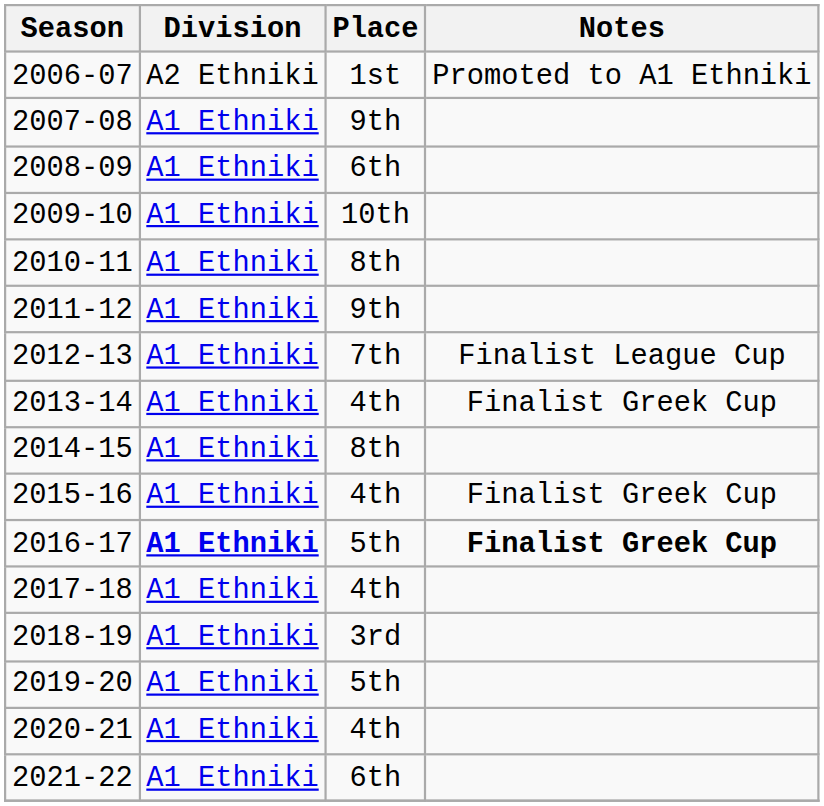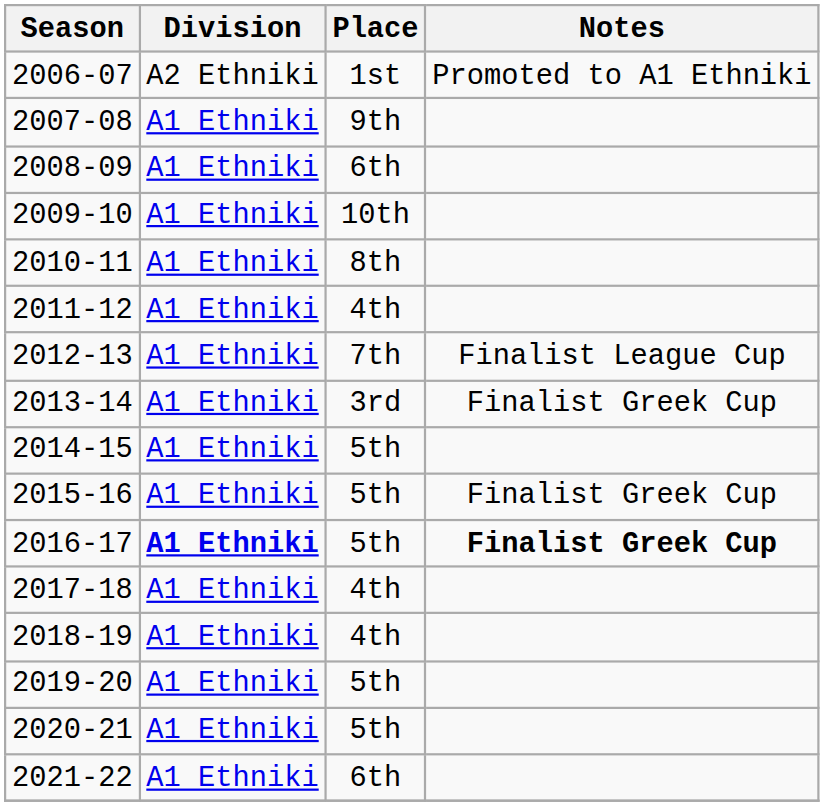(375, 309) 9th -> (375, 309) 4th
(375, 403) 4th -> (375, 403) 3rd
(375, 450) 8th -> (375, 450) 5th
(375, 497) 4th -> (375, 497) 5th
(375, 637) 3rd -> (375, 637) 4th
(375, 731) 4th -> (375, 731) 5th
